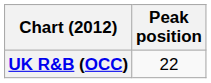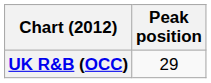(169, 63) 22 -> (169, 63) 29
